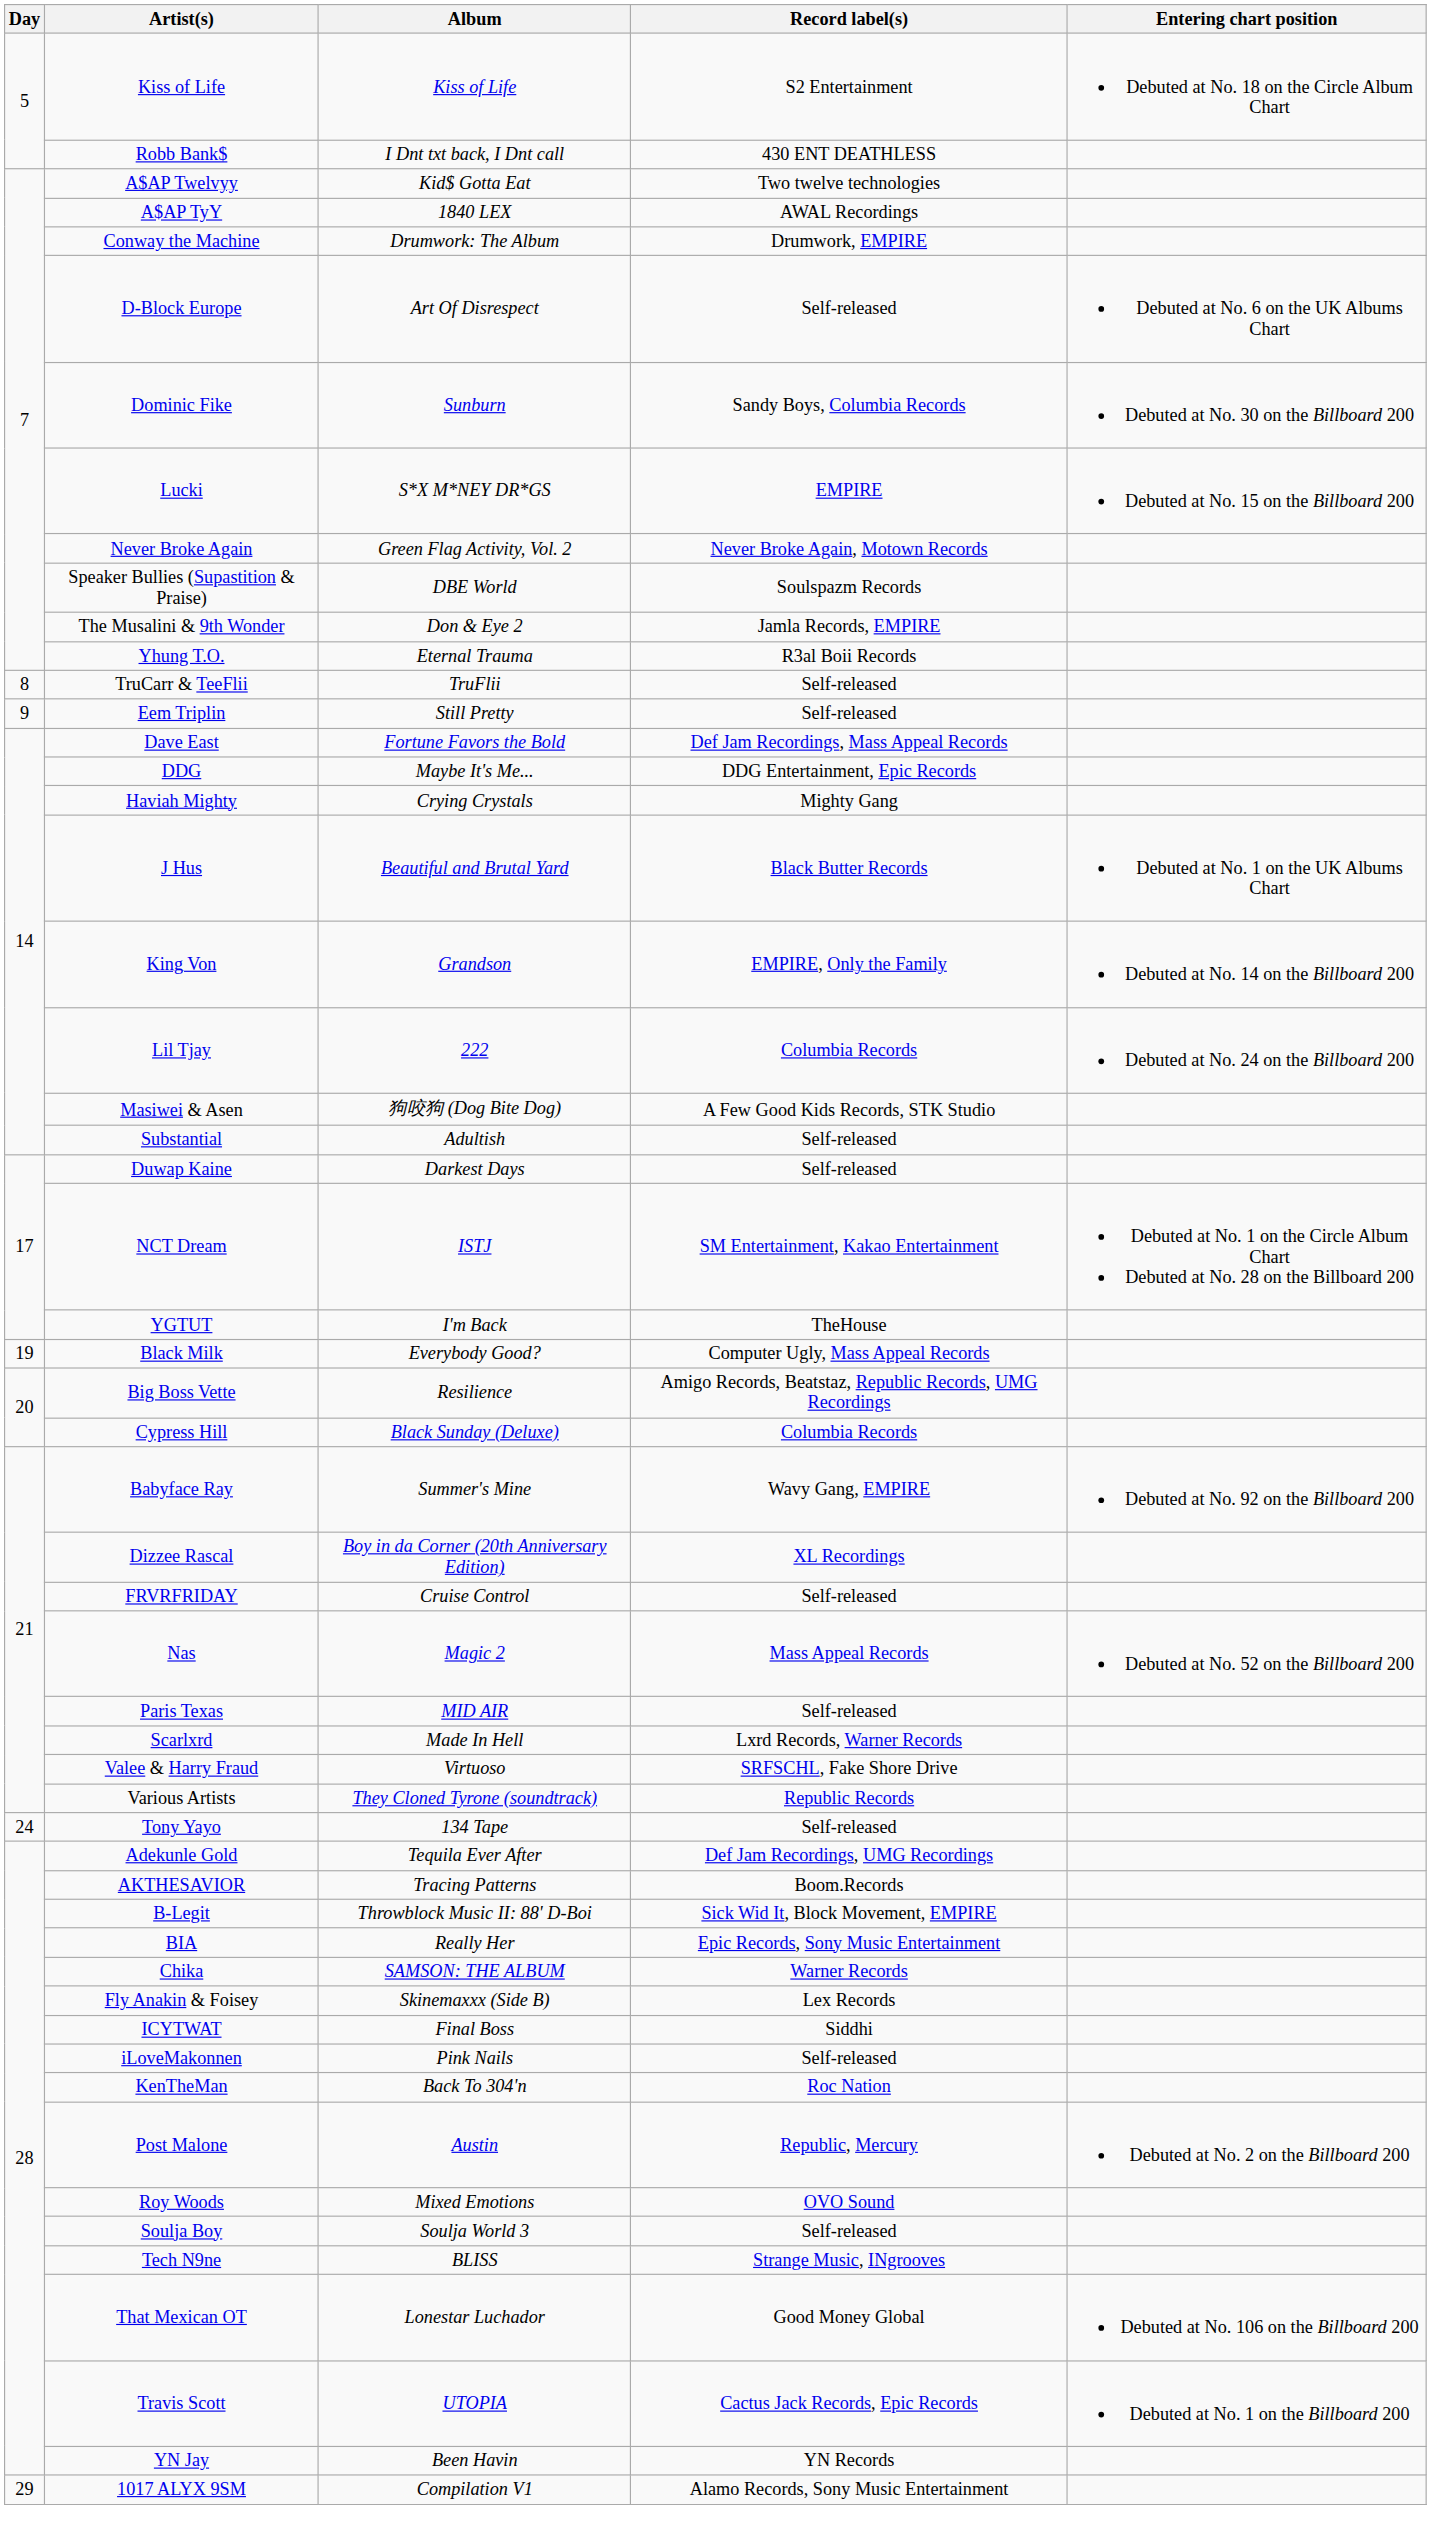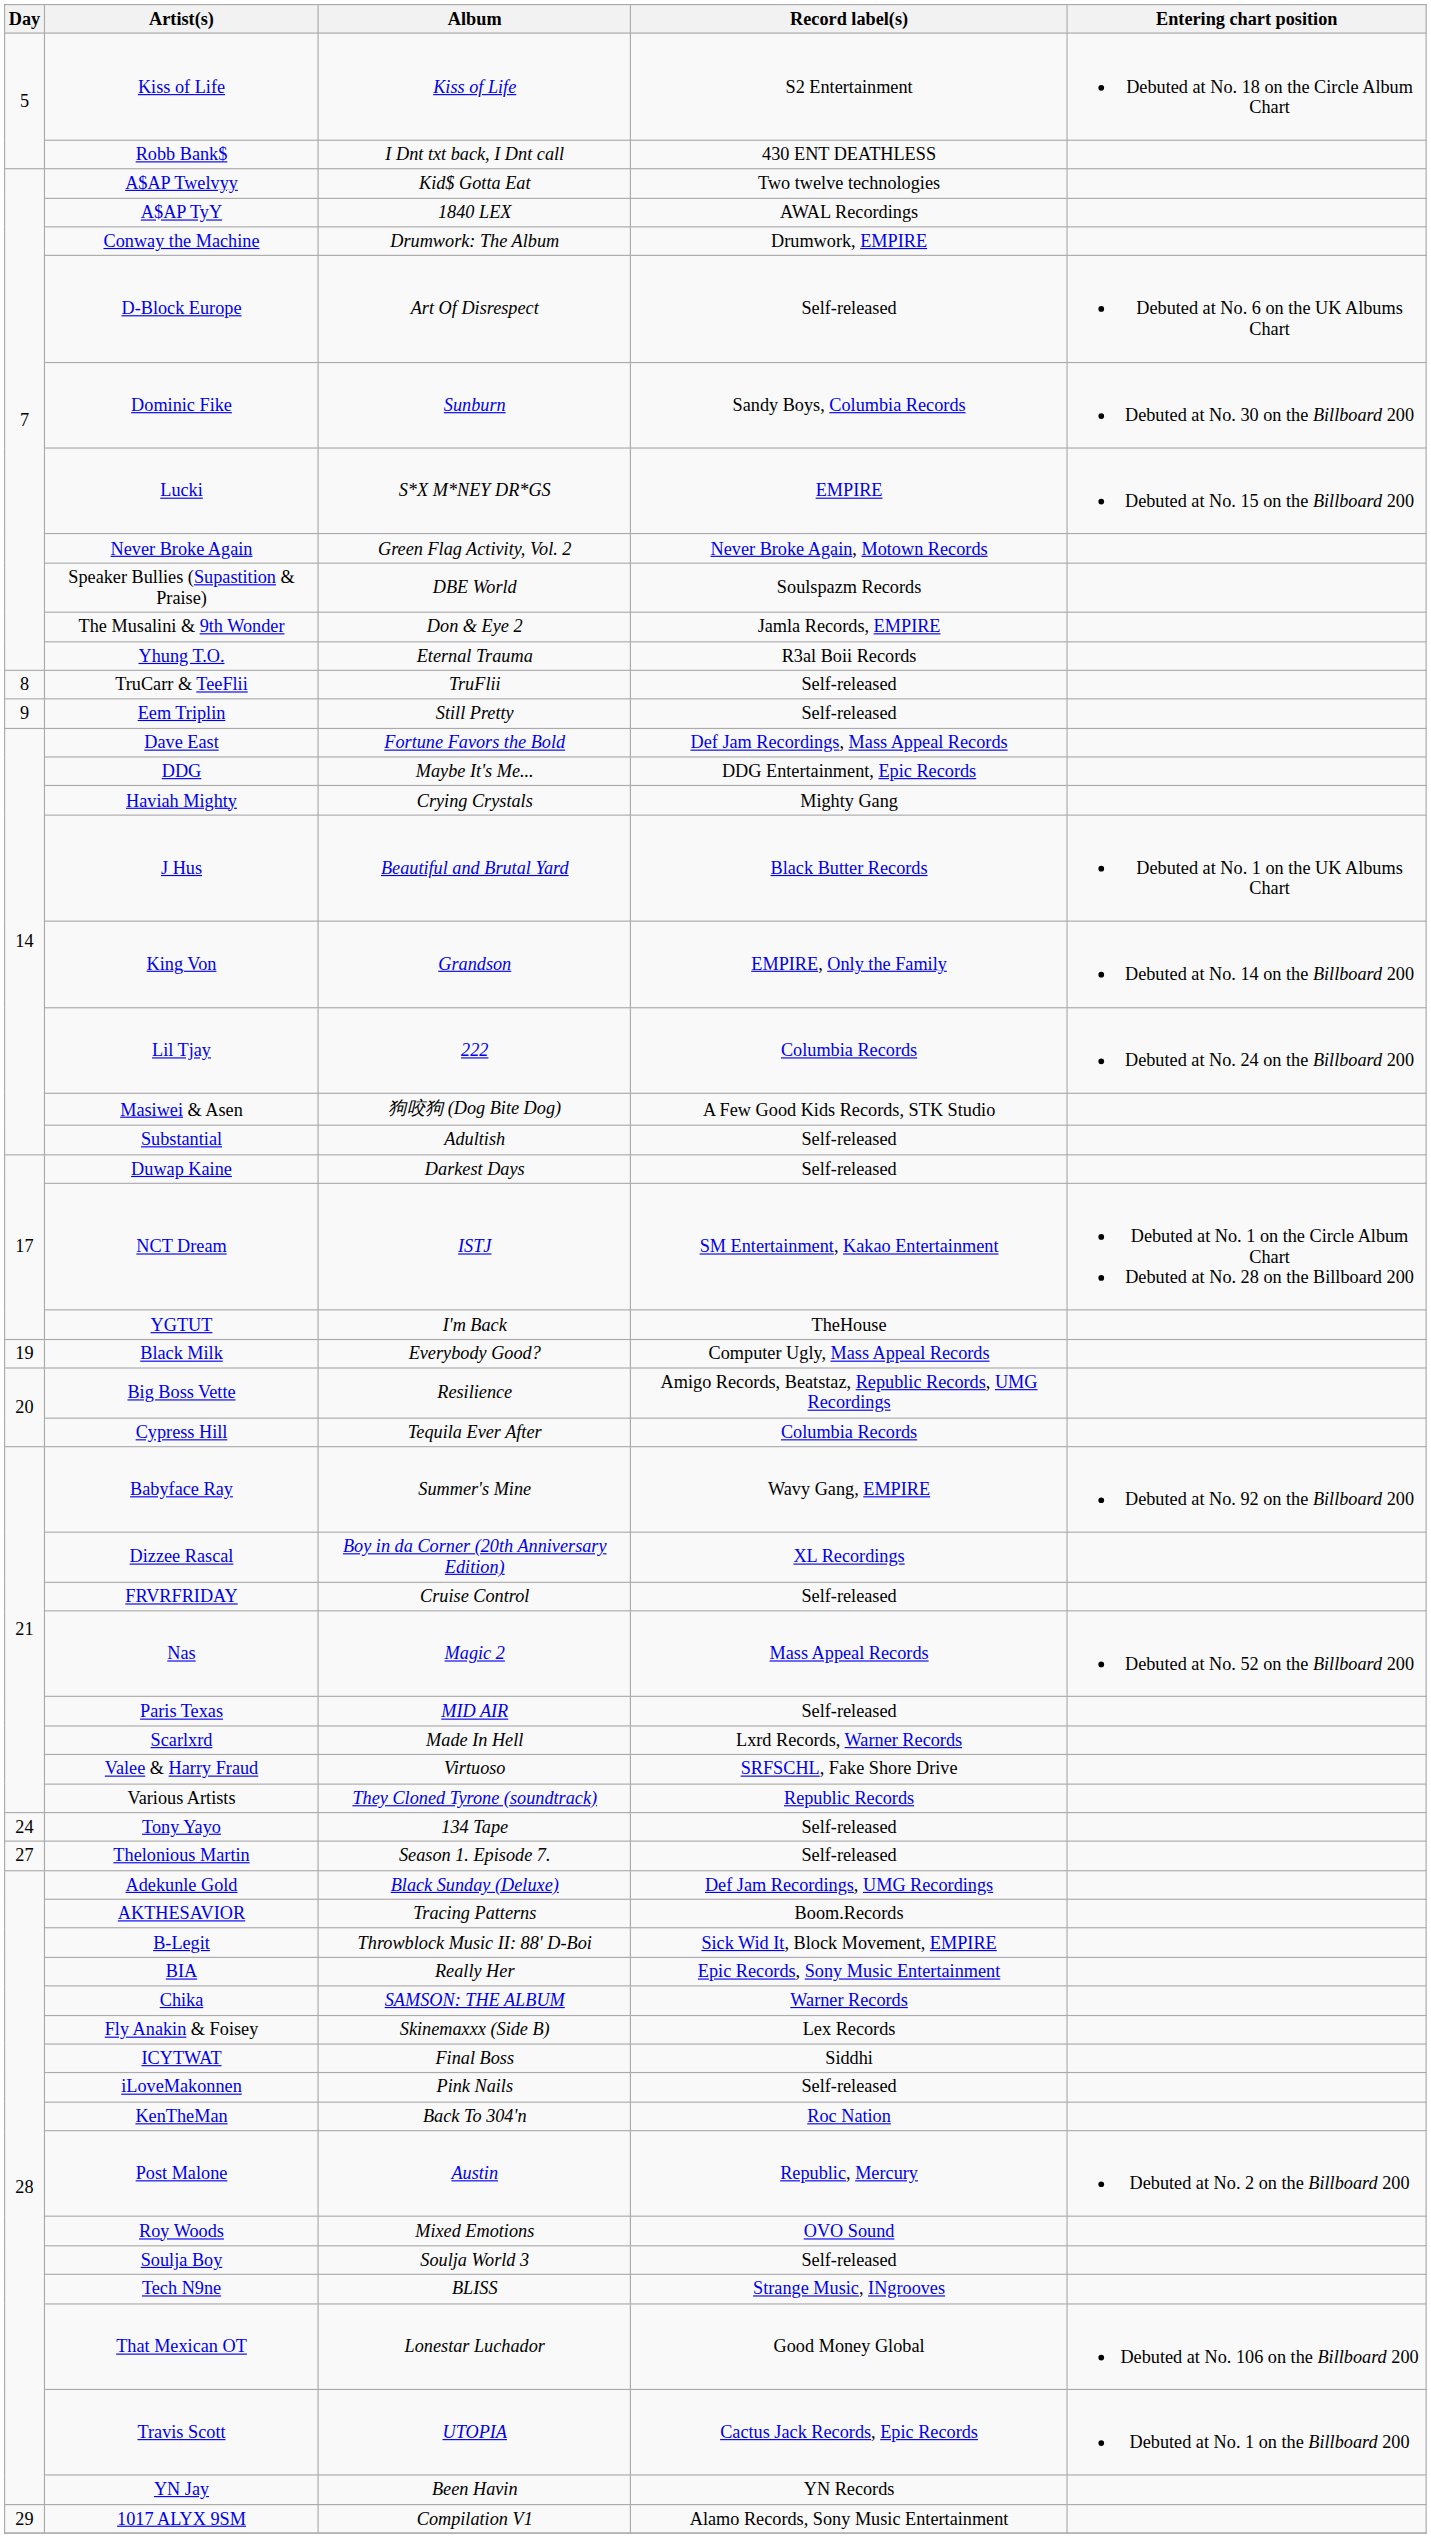(475, 1431) Black Sunday (Deluxe) -> (475, 1431) Tequila Ever After
+ row: (182, 1855)
(475, 1855) Tequila Ever After -> (475, 1884) Black Sunday (Deluxe)
